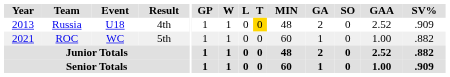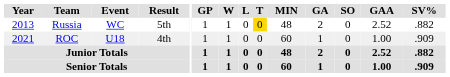(115, 24) U18 -> (115, 24) WC
(164, 24) 4th -> (164, 24) 5th
(424, 24) .909 -> (424, 24) .882
(115, 38) WC -> (115, 38) U18
(164, 38) 5th -> (164, 38) 4th
(424, 38) .882 -> (424, 38) .909
